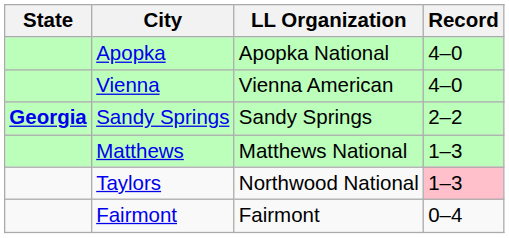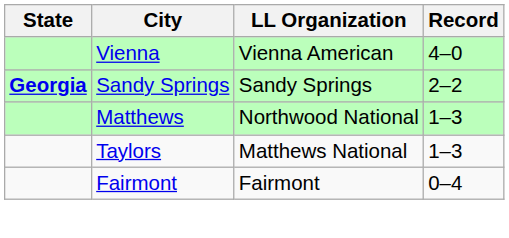- row: (131, 53)
(323, 150) Matthews National -> (329, 118) Northwood National
(329, 183) Northwood National -> (323, 150) Matthews National
(445, 183) pink background -> (445, 150) no background
